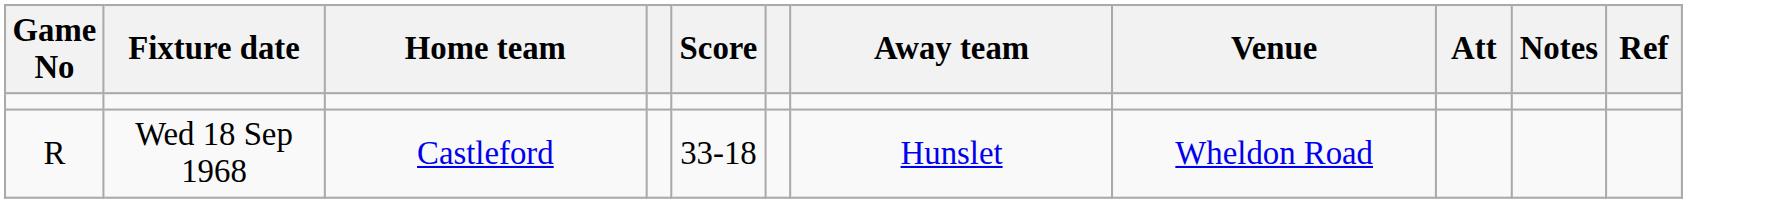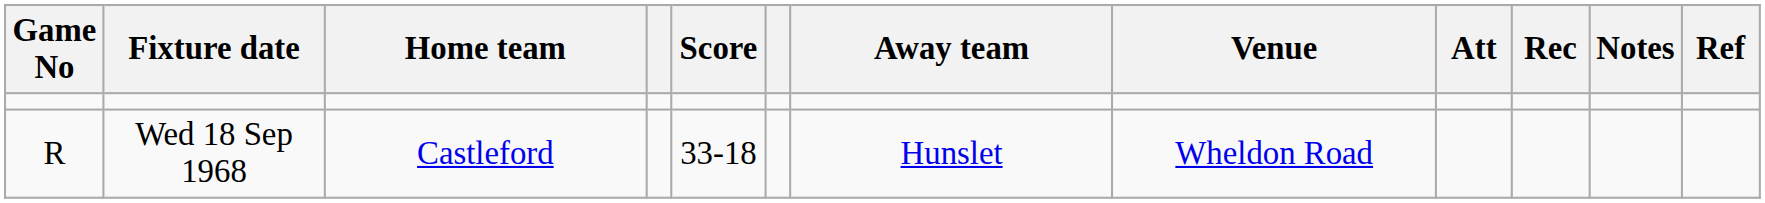+ column: (1550, 48)
